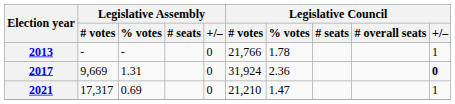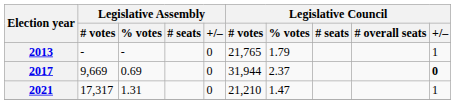(245, 52) 21,766 -> (245, 52) 21,765
(279, 52) 1.78 -> (279, 52) 1.79
(131, 71) 1.31 -> (131, 71) 0.69
(245, 71) 31,924 -> (245, 71) 31,944
(279, 71) 2.36 -> (279, 71) 2.37
(131, 90) 0.69 -> (131, 90) 1.31
